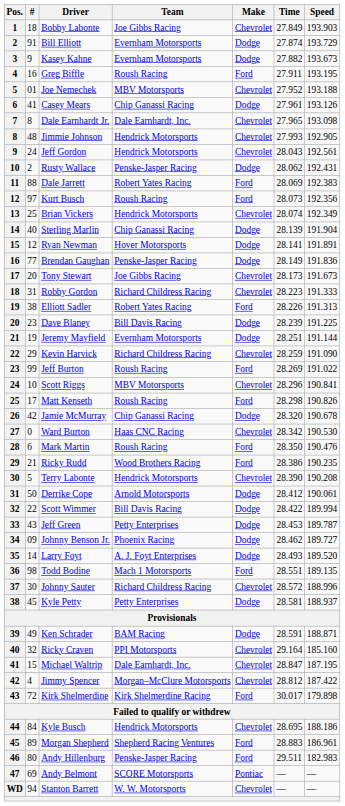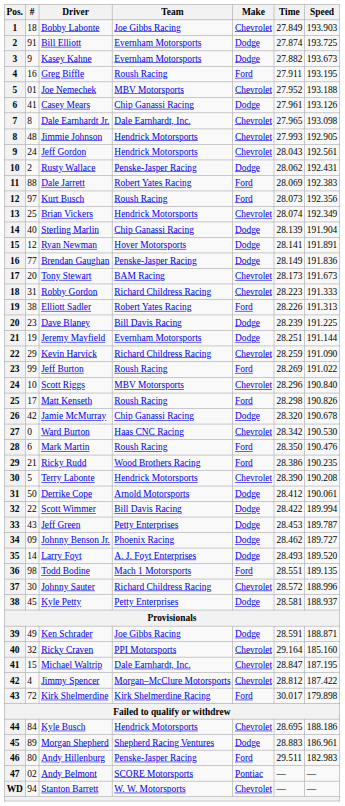(322, 43) 193.729 -> (322, 43) 193.725
(148, 276) Joe Gibbs Racing -> (140, 276) BAM Racing
(322, 385) 190.841 -> (322, 385) 190.840
(140, 634) BAM Racing -> (148, 634) Joe Gibbs Racing
(244, 742) Ford -> (247, 742) Dodge
(32, 773) 69 -> (32, 773) 02
